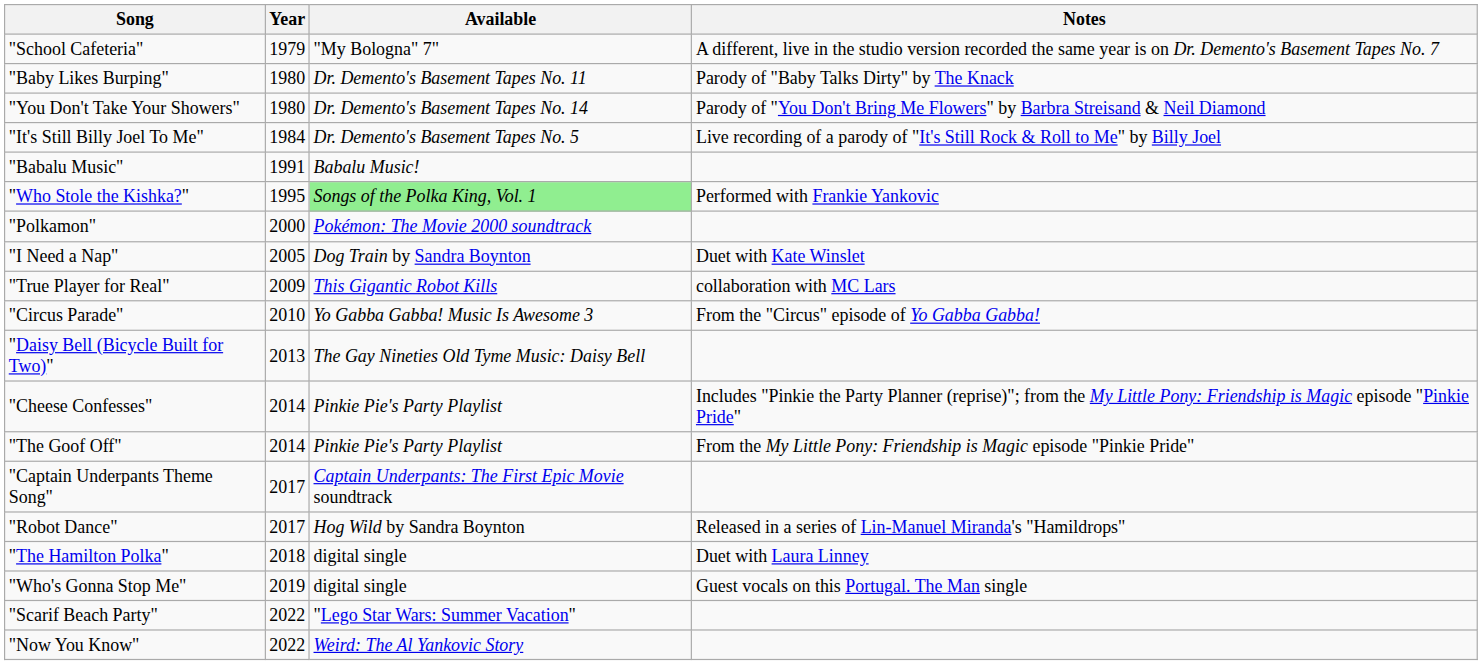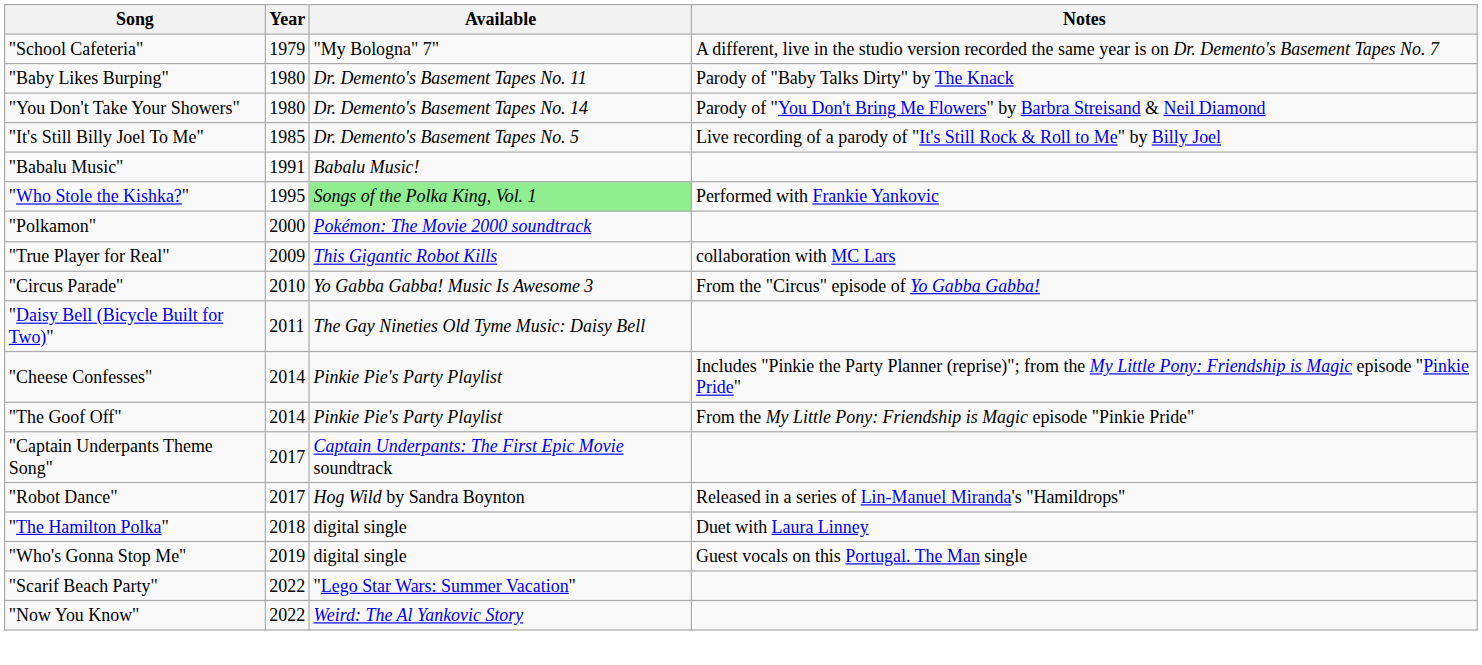(287, 137) 1984 -> (287, 137) 1985
- row: (64, 256)
(287, 355) 2013 -> (287, 325) 2011
